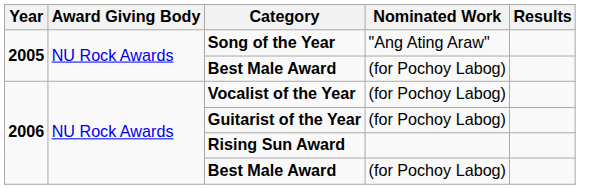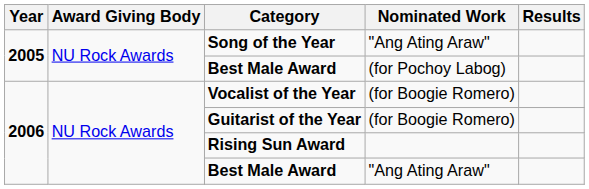(437, 94) (for Pochoy Labog) -> (442, 94) (for Boogie Romero)
(437, 119) (for Pochoy Labog) -> (442, 119) (for Boogie Romero)
(437, 171) (for Pochoy Labog) -> (429, 171) "Ang Ating Araw"
